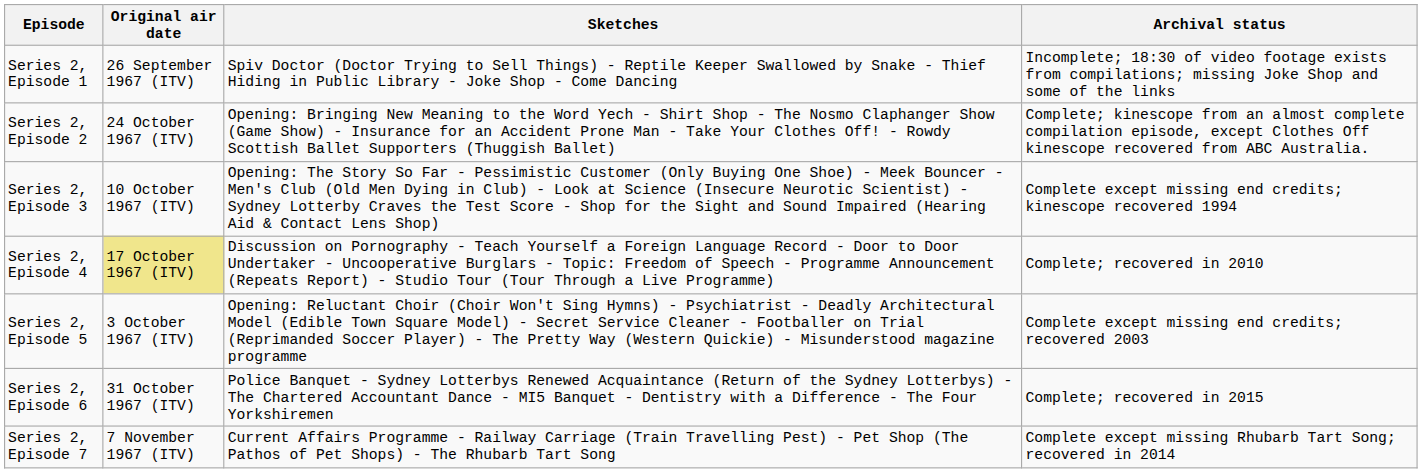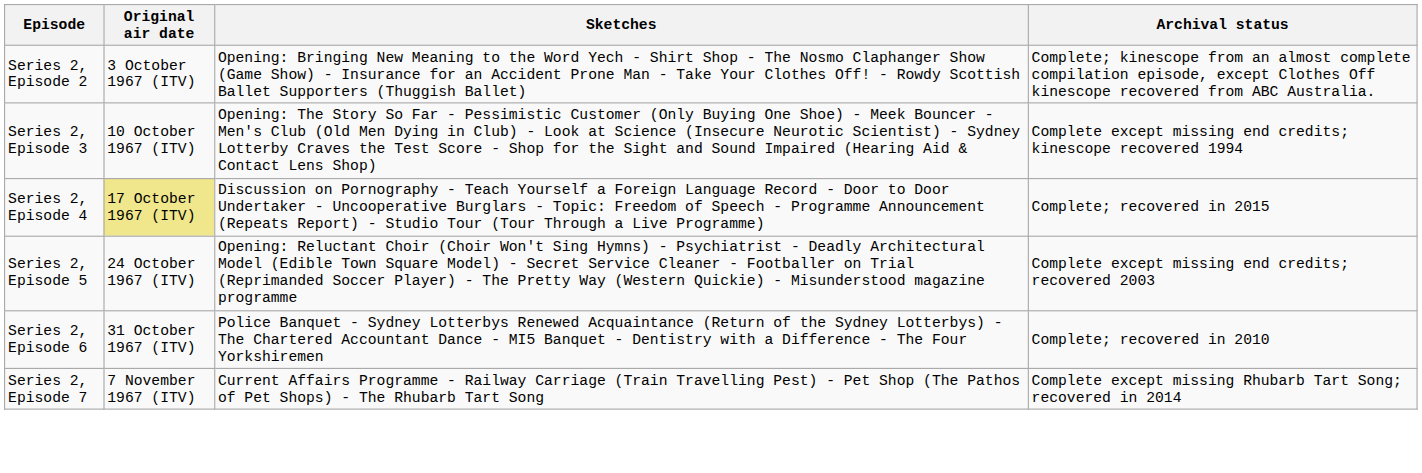- row: (48, 74)
(151, 132) 24 October 1967 (ITV) -> (151, 74) 3 October 1967 (ITV)
(1145, 265) Complete; recovered in 2010 -> (1151, 207) Complete; recovered in 2015
(151, 331) 3 October 1967 (ITV) -> (151, 273) 24 October 1967 (ITV)
(1145, 397) Complete; recovered in 2015 -> (1151, 340) Complete; recovered in 2010
